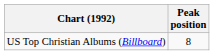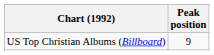(188, 41) 8 -> (188, 41) 9
